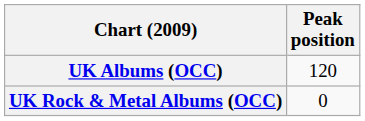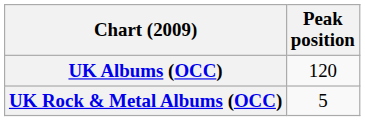(323, 100) 0 -> (323, 100) 5
